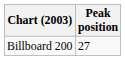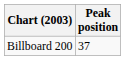(84, 45) 27 -> (84, 45) 37
